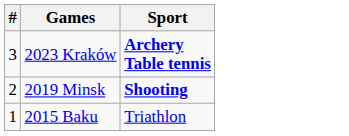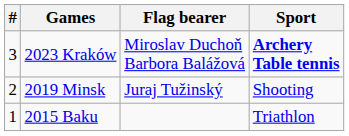+ column: (185, 17)
(156, 90) bold -> (283, 90) normal
